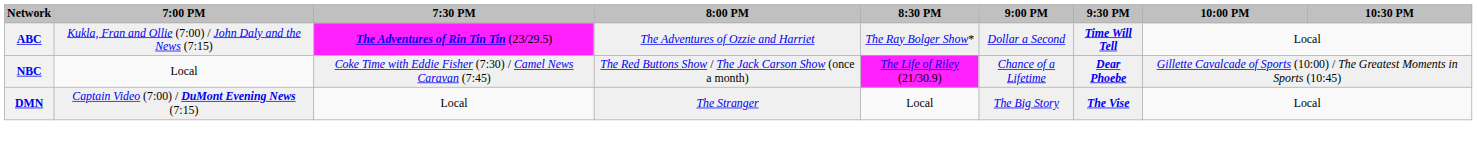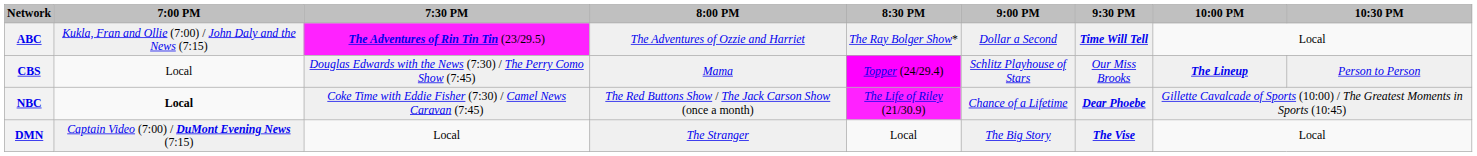+ row: (29, 71)
(184, 71) normal -> (179, 103) bold
